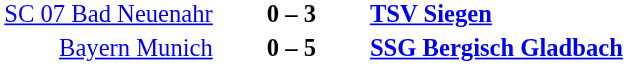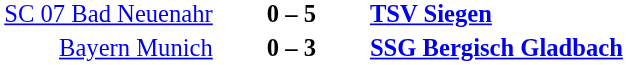(291, 13) 0 – 3 -> (291, 13) 0 – 5
(291, 47) 0 – 5 -> (291, 47) 0 – 3
